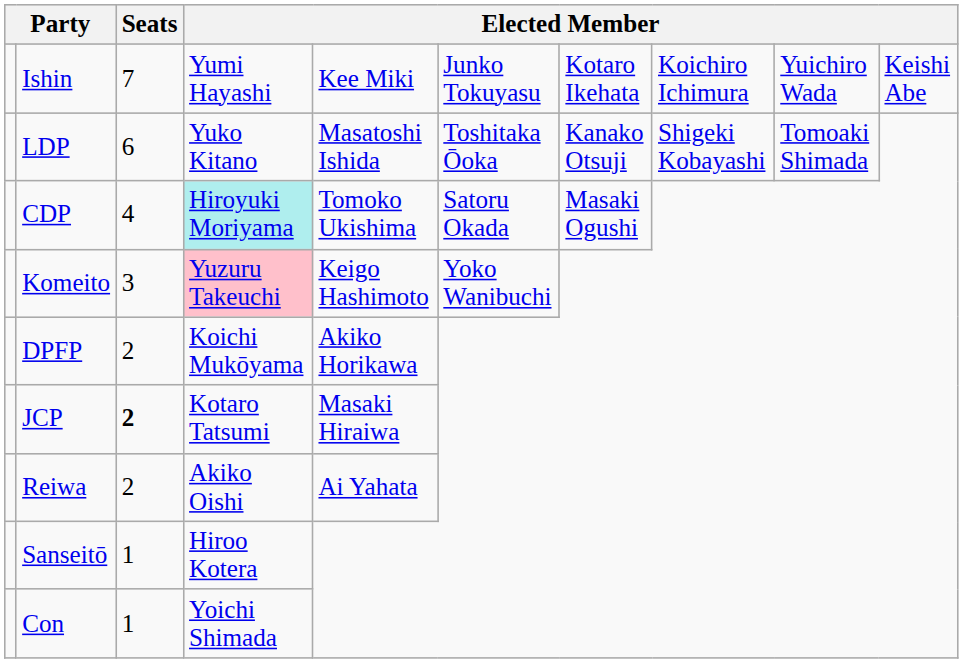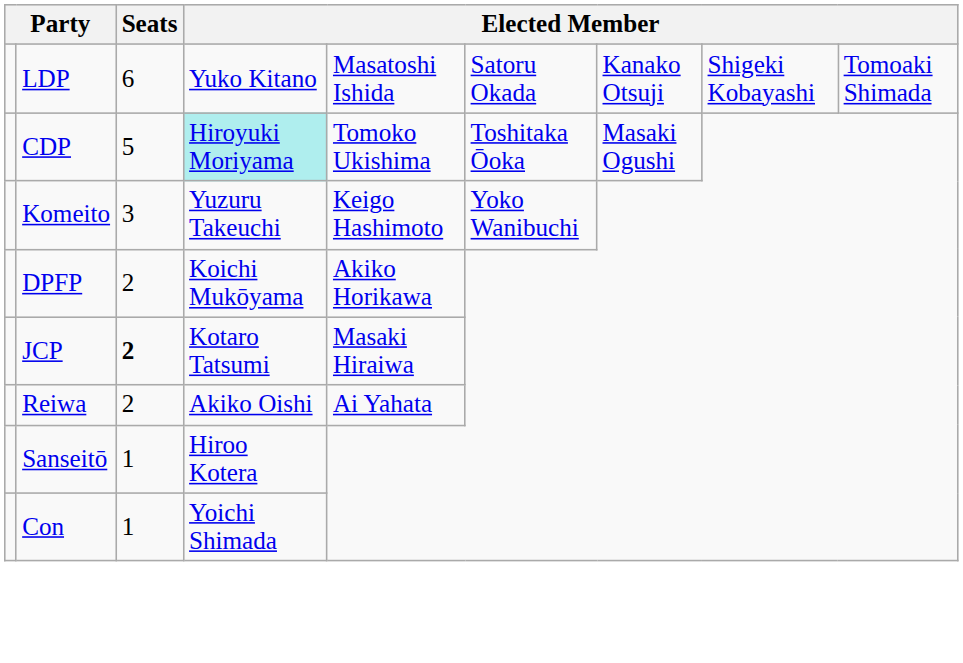- row: (47, 78)
(492, 146) Toshitaka Ōoka -> (503, 78) Satoru Okada
(128, 214) 4 -> (128, 146) 5
(476, 214) Satoru Okada -> (519, 146) Toshitaka Ōoka
(235, 282) pink background -> (235, 214) no background
